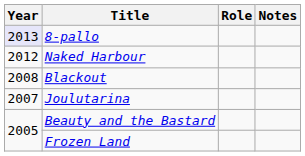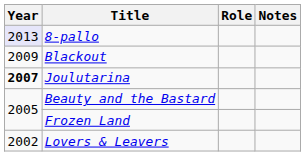- row: (95, 57)
(23, 78) 2008 -> (23, 57) 2009
(23, 99) normal -> (23, 78) bold
+ row: (107, 141)
